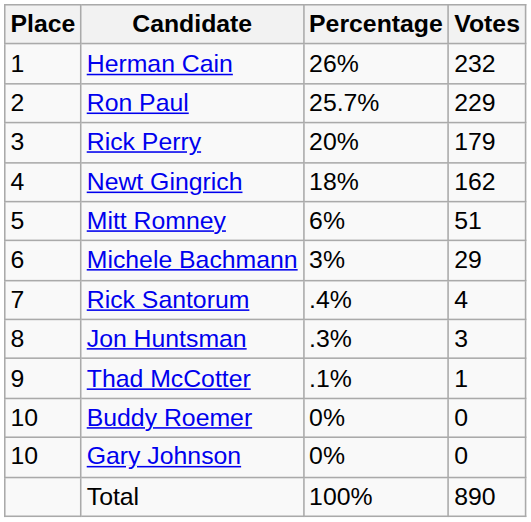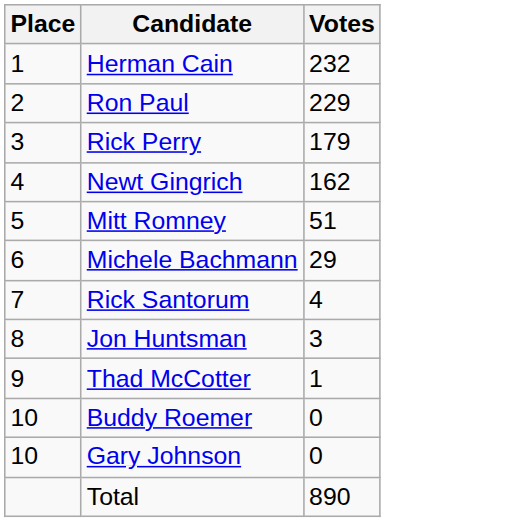- column: (376, 24)
